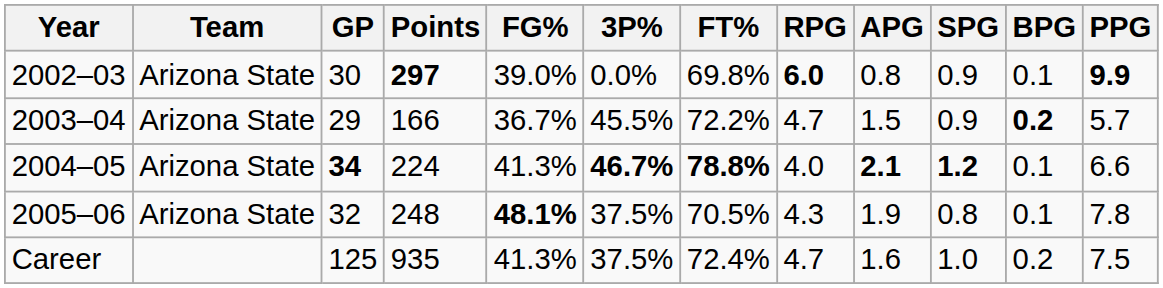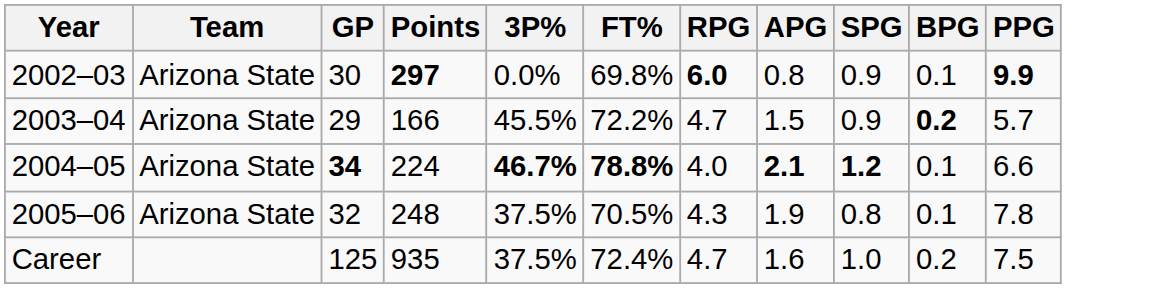- column: (535, 27)
